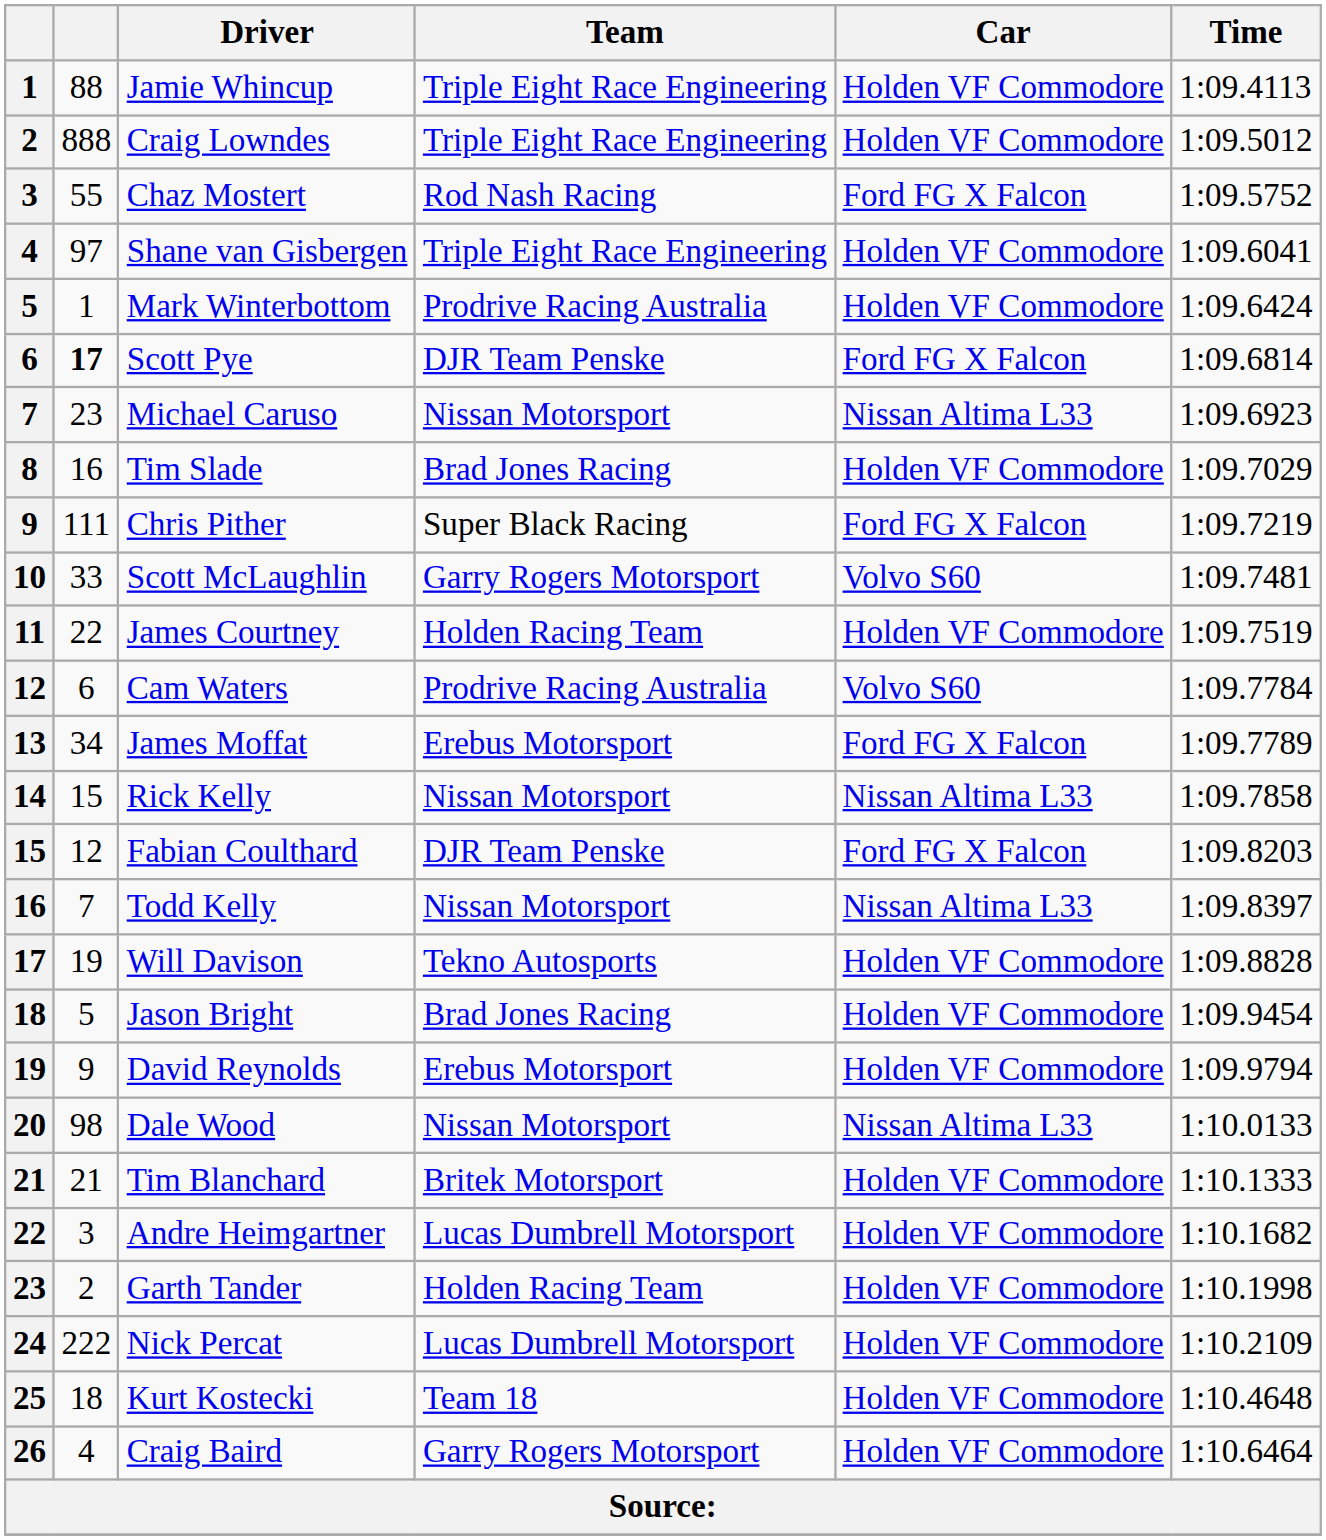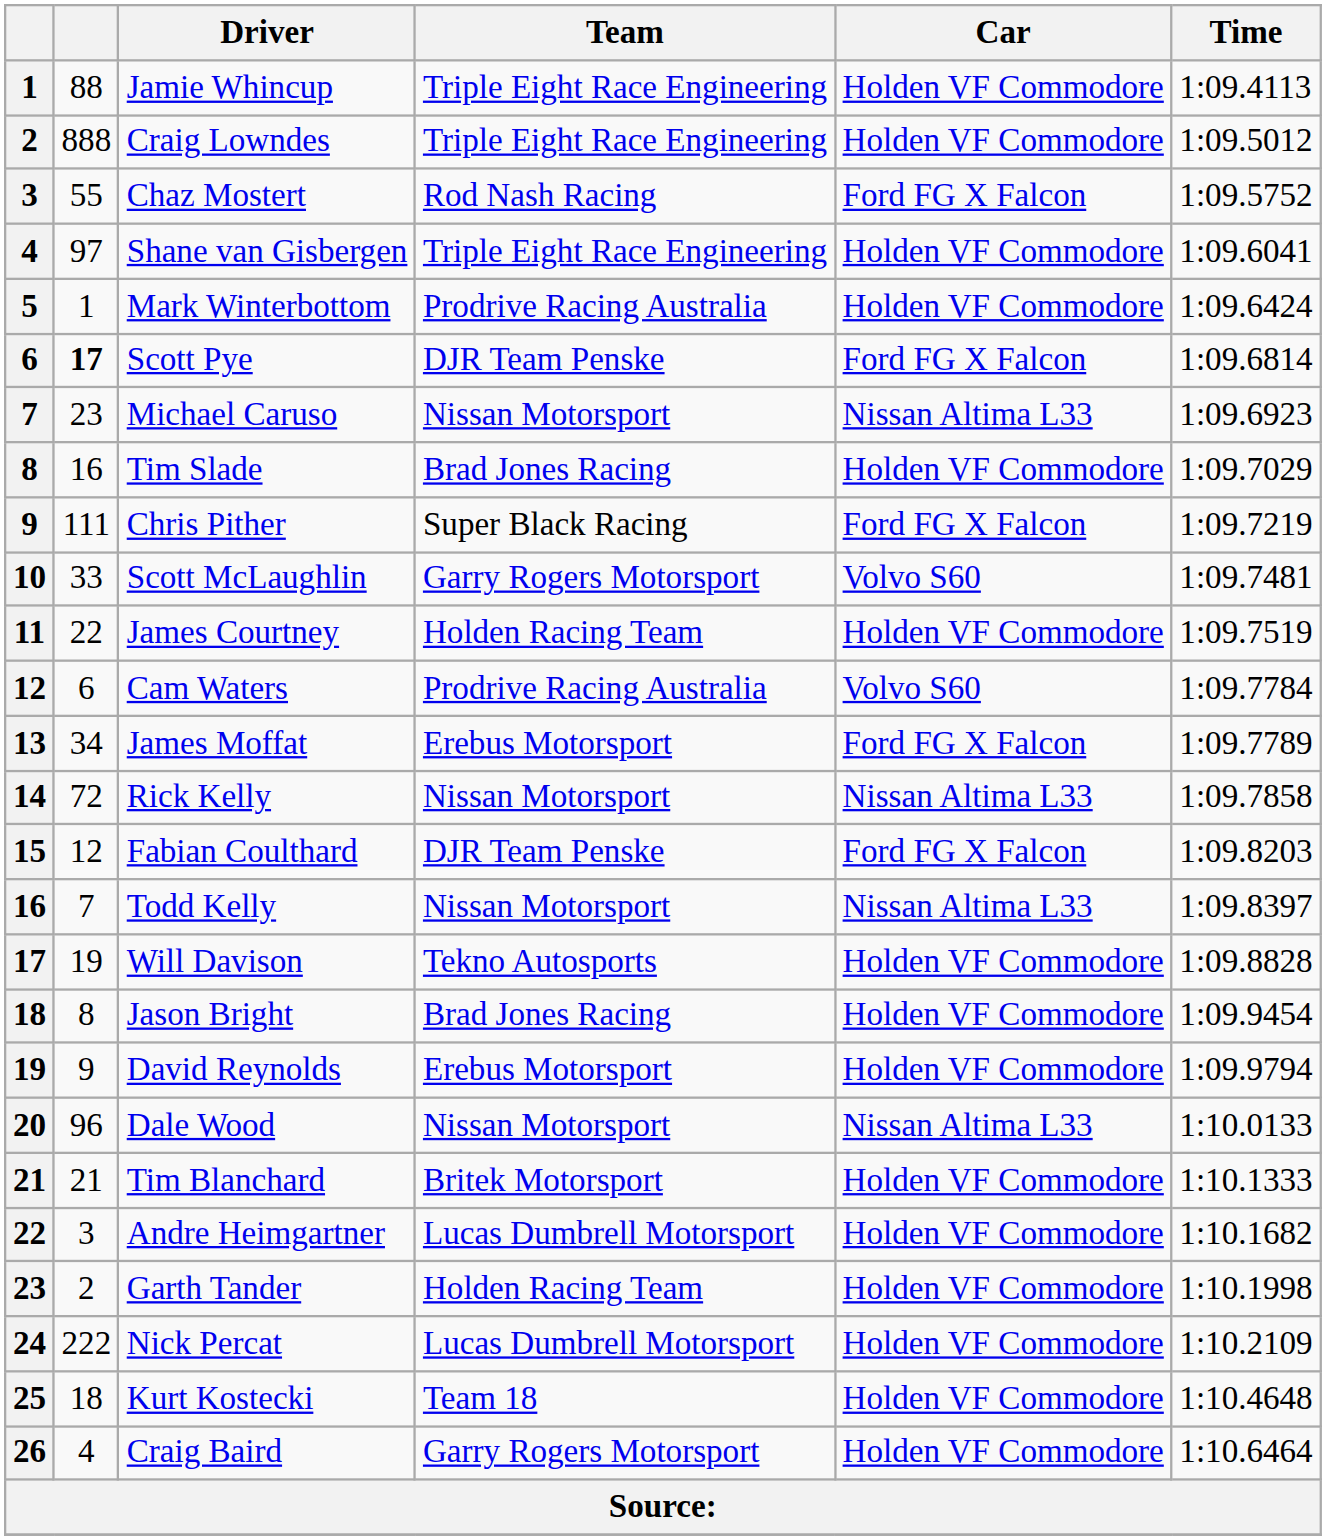(86, 796) 15 -> (86, 796) 72
(86, 1015) 5 -> (86, 1015) 8
(86, 1124) 98 -> (86, 1124) 96
